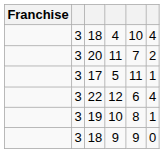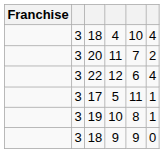rows swapped: (115, 76) <-> (115, 96)
